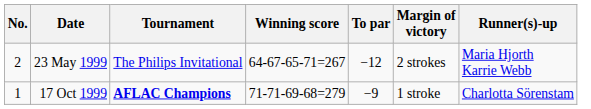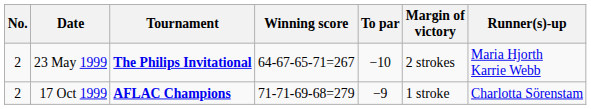(178, 62) normal -> (182, 62) bold
(371, 62) −12 -> (380, 62) −10
(18, 93) 1 -> (18, 93) 2
